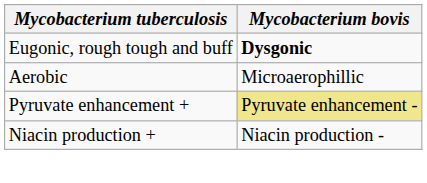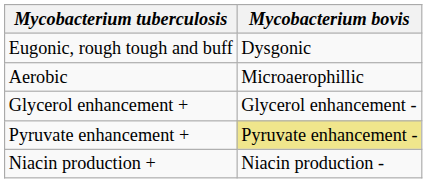(277, 47) bold -> (276, 47) normal
+ row: (98, 105)
